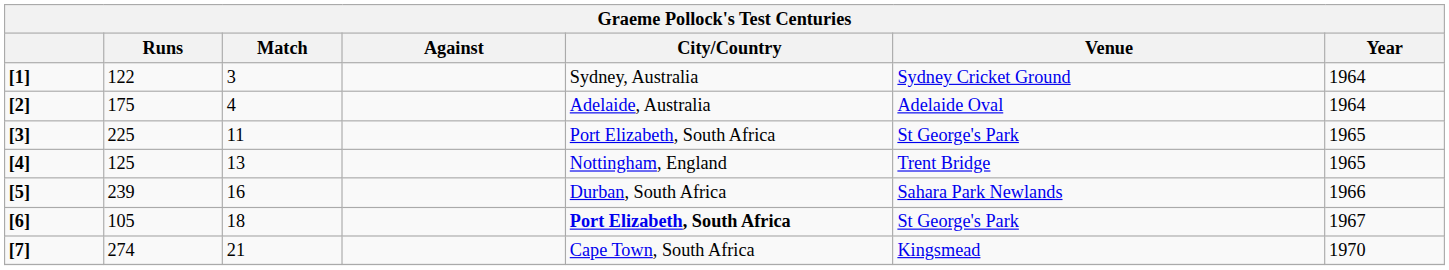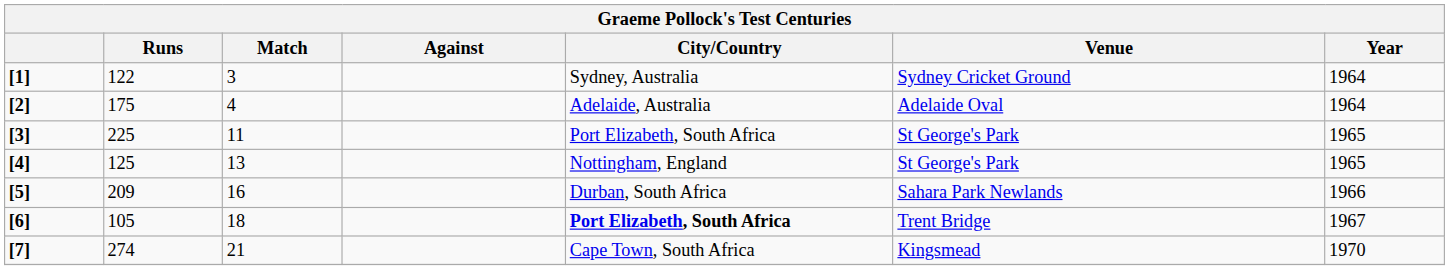(944, 163) Trent Bridge -> (958, 163) St George's Park
(121, 192) 239 -> (121, 192) 209
(958, 221) St George's Park -> (944, 221) Trent Bridge
